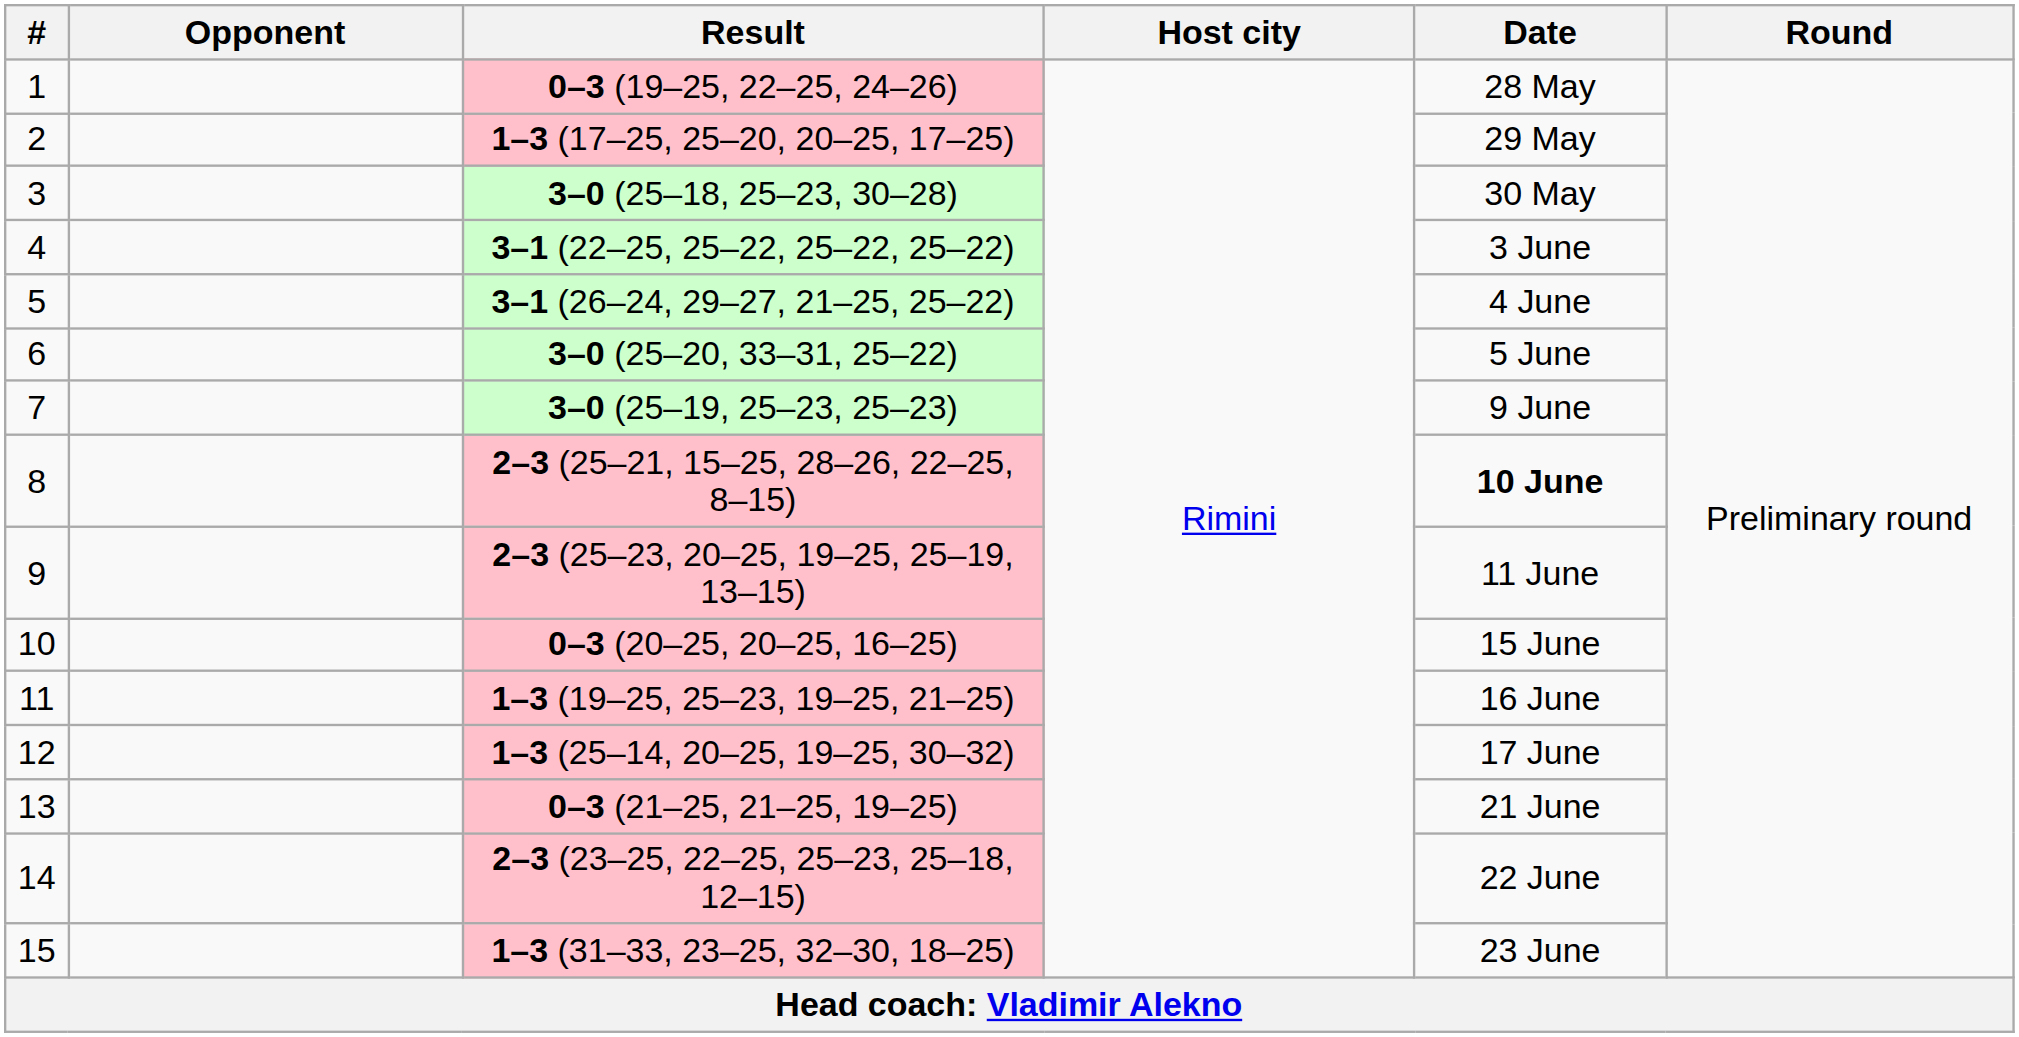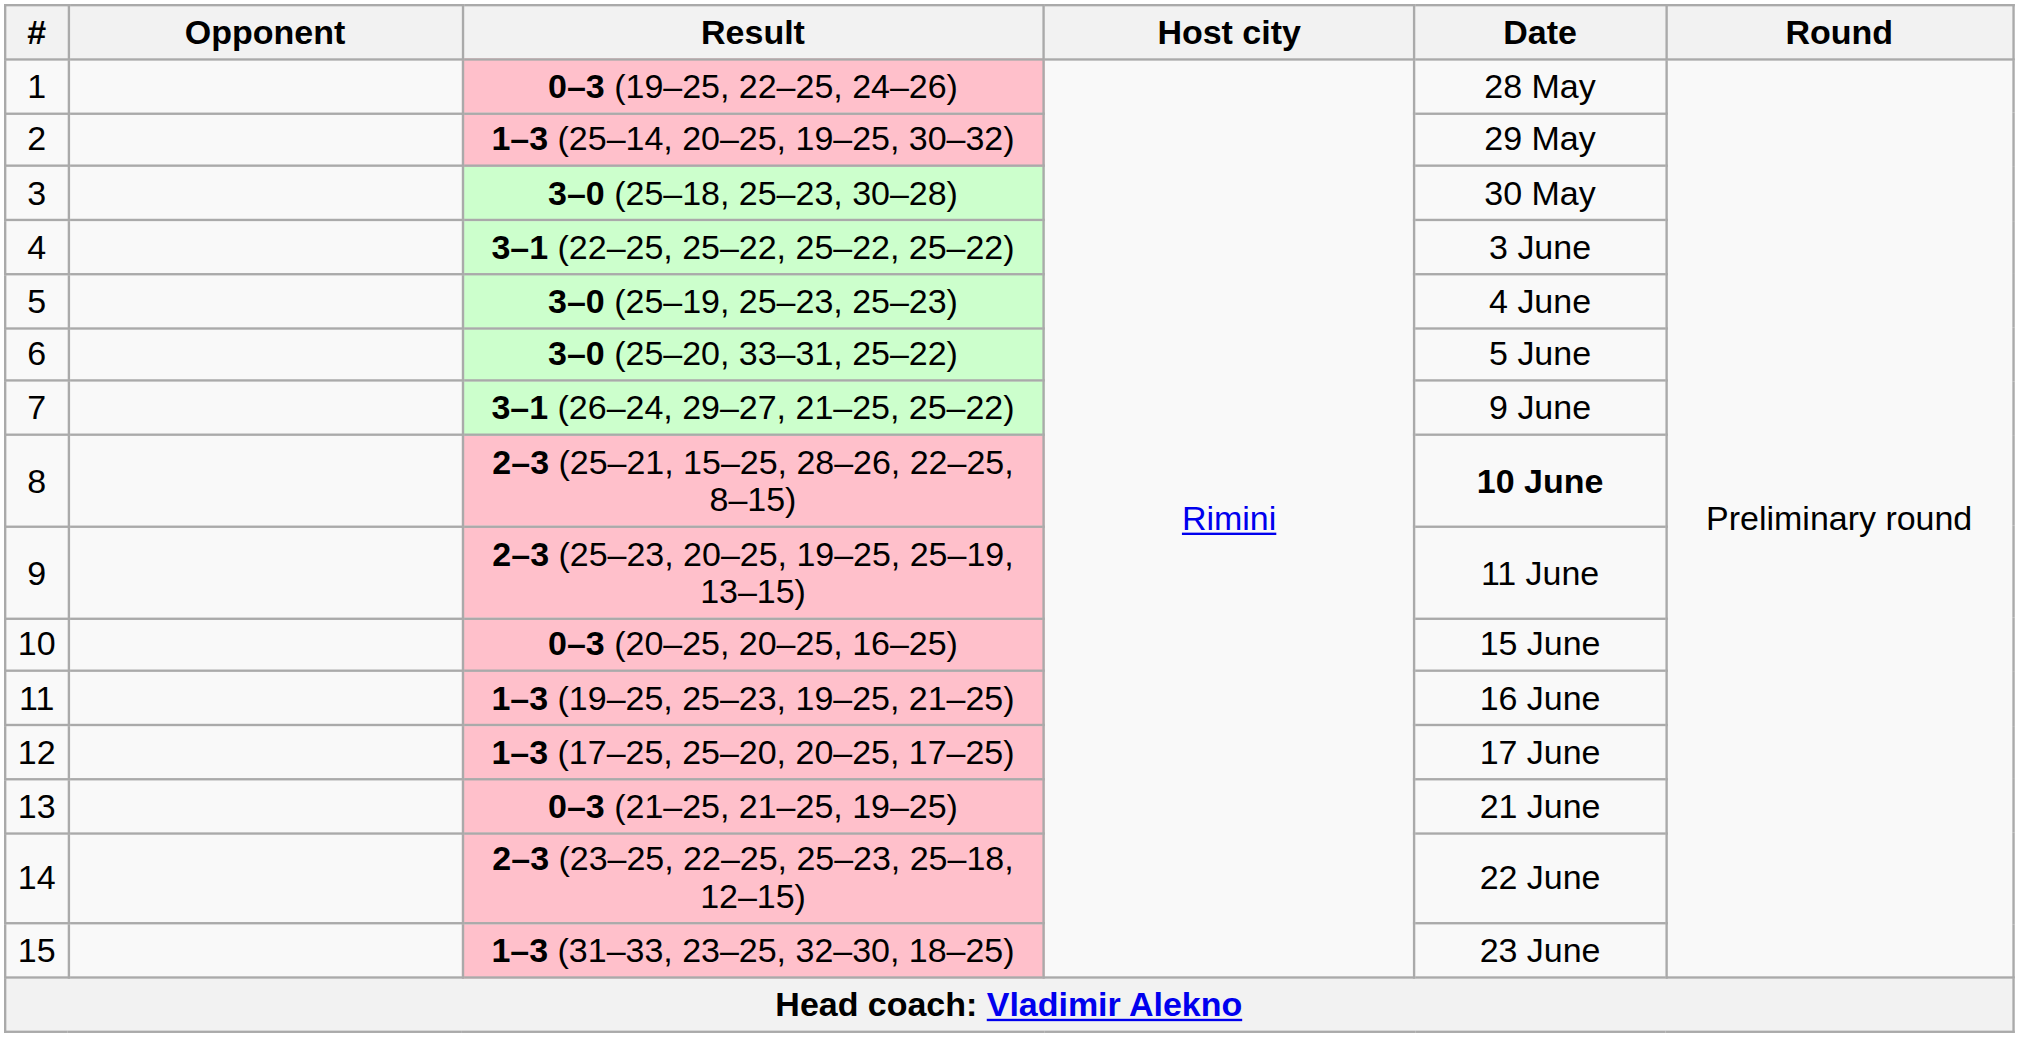(753, 140) 1–3 (17–25, 25–20, 20–25, 17–25) -> (753, 140) 1–3 (25–14, 20–25, 19–25, 30–32)
(753, 301) 3–1 (26–24, 29–27, 21–25, 25–22) -> (753, 301) 3–0 (25–19, 25–23, 25–23)
(753, 408) 3–0 (25–19, 25–23, 25–23) -> (753, 408) 3–1 (26–24, 29–27, 21–25, 25–22)
(753, 752) 1–3 (25–14, 20–25, 19–25, 30–32) -> (753, 752) 1–3 (17–25, 25–20, 20–25, 17–25)
